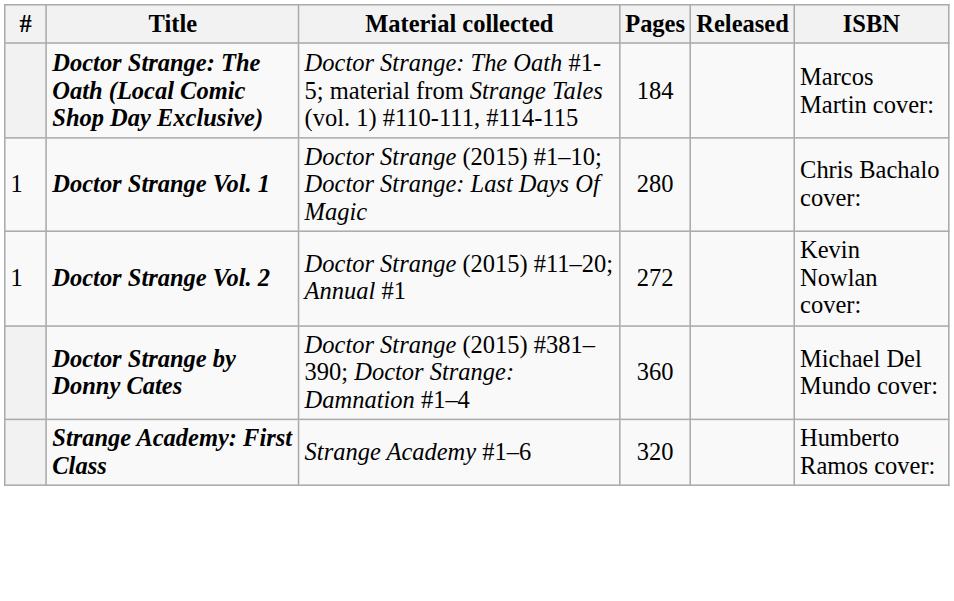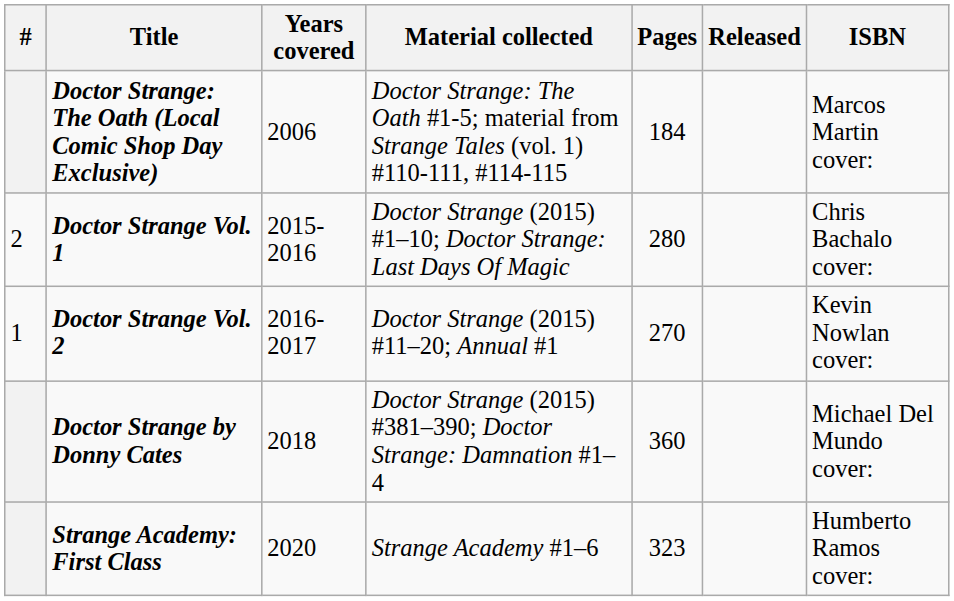+ column: (314, 37)
(17, 184) 1 -> (17, 239) 2
(655, 278) 272 -> (667, 333) 270
(655, 452) 320 -> (667, 548) 323
